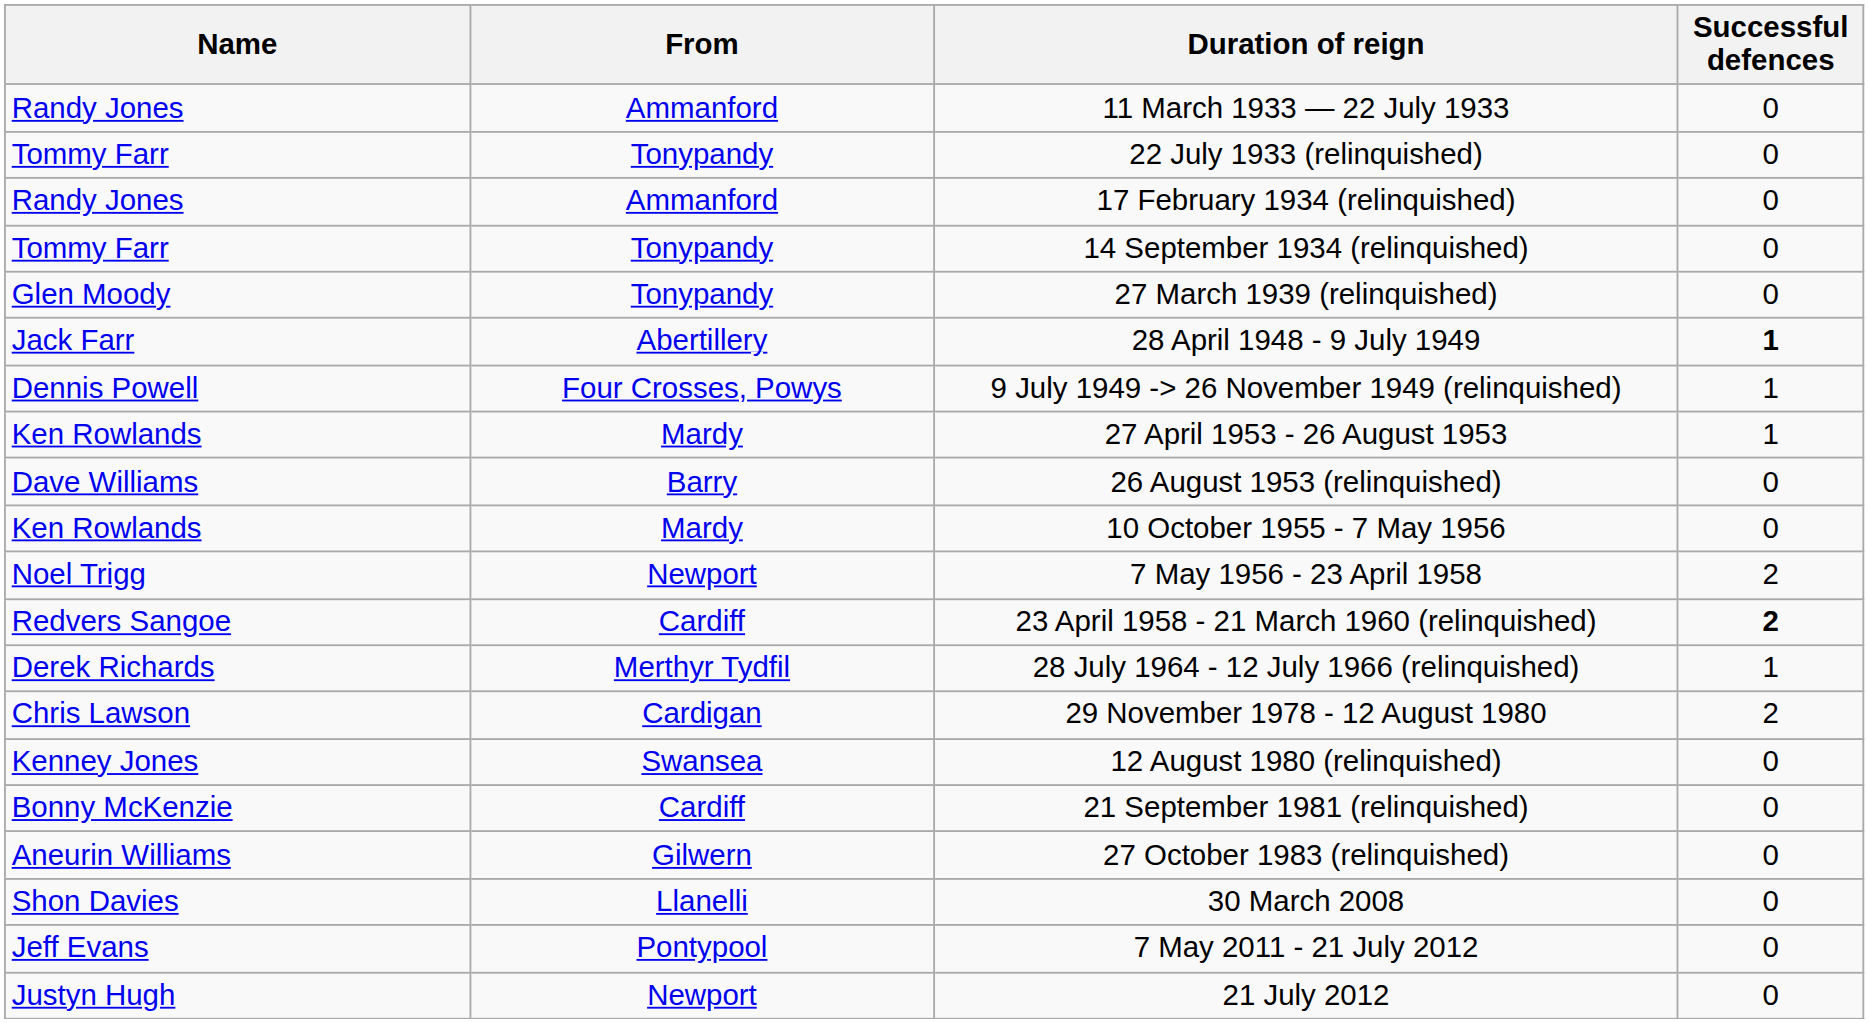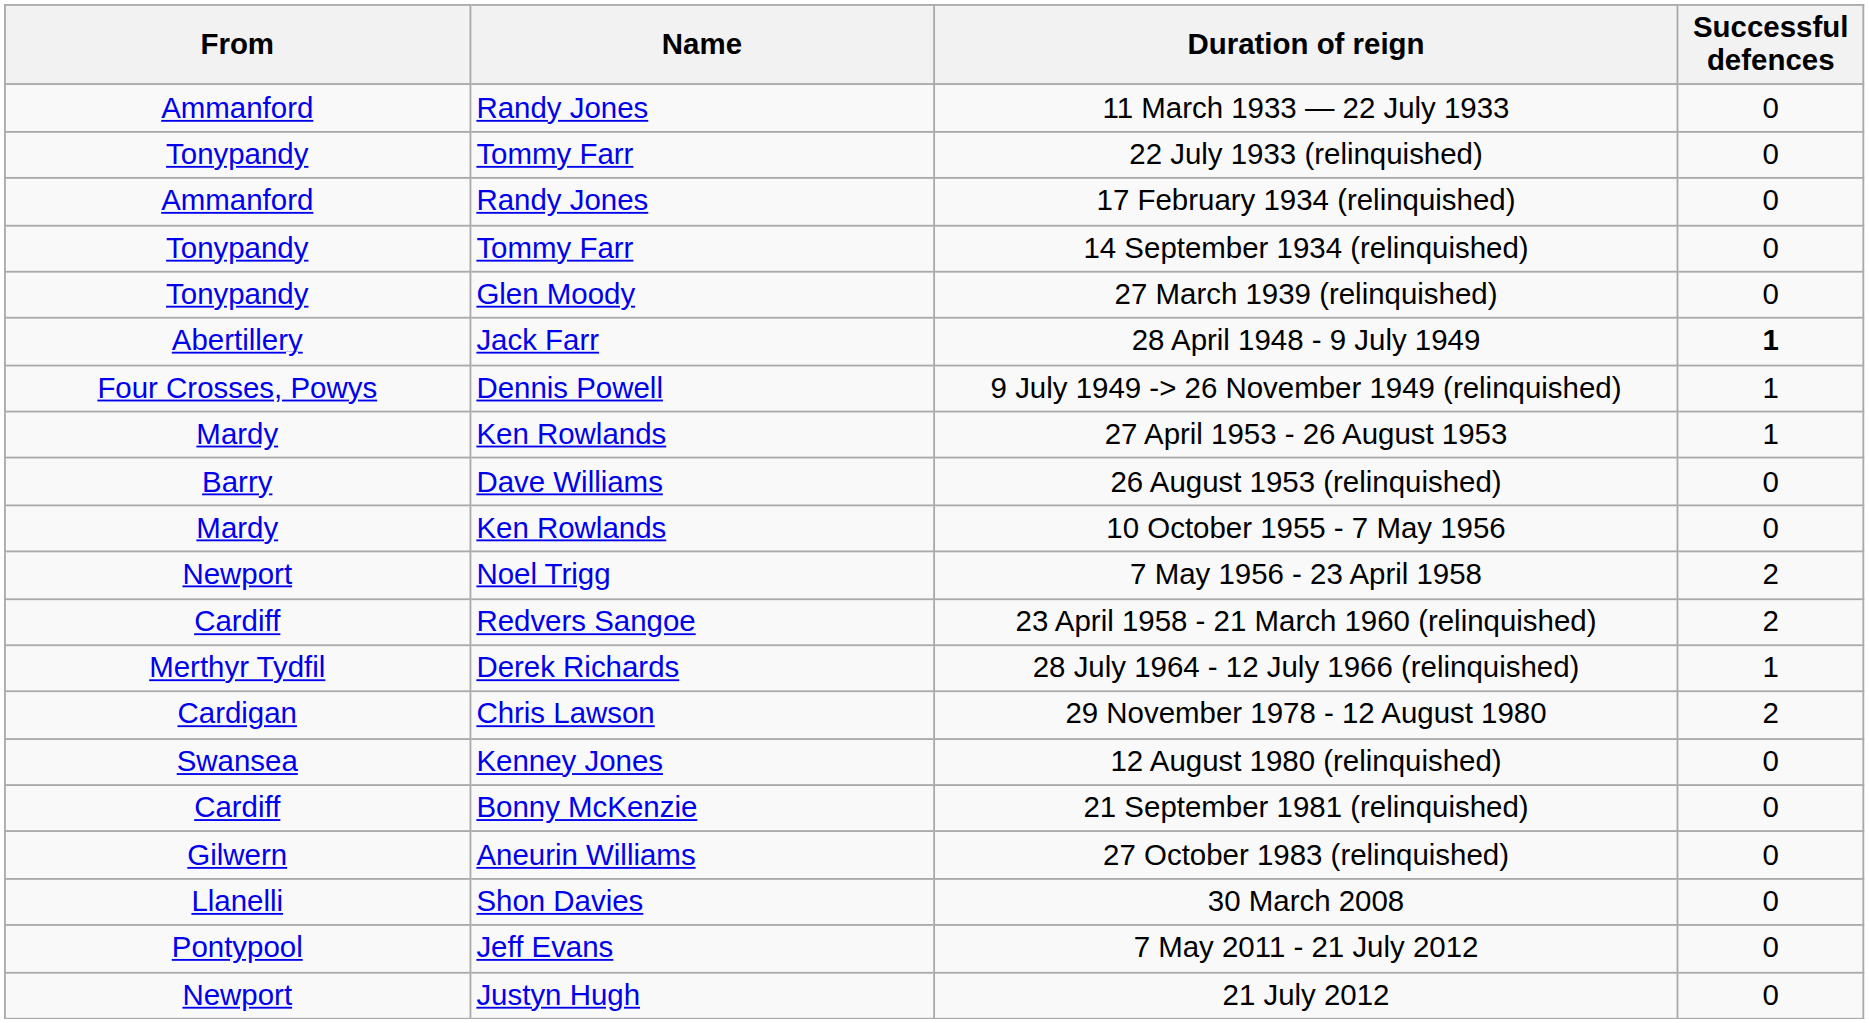columns swapped: (237, 44) <-> (702, 44)
(1771, 621) bold -> (1771, 621) normal
